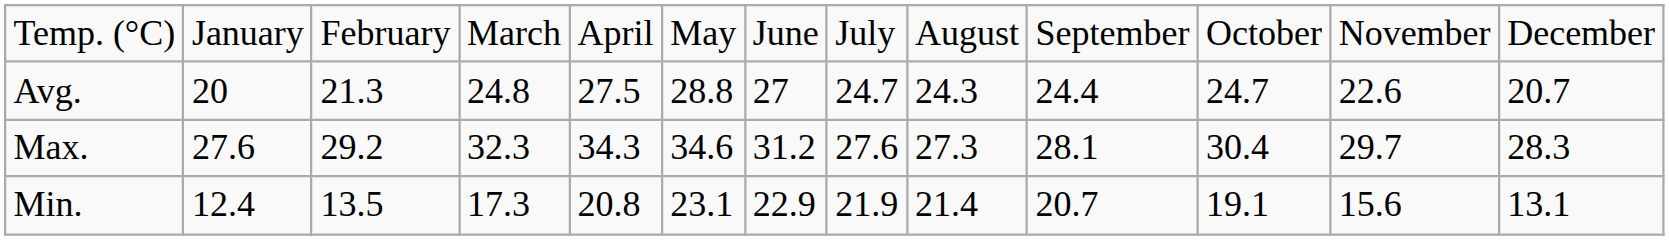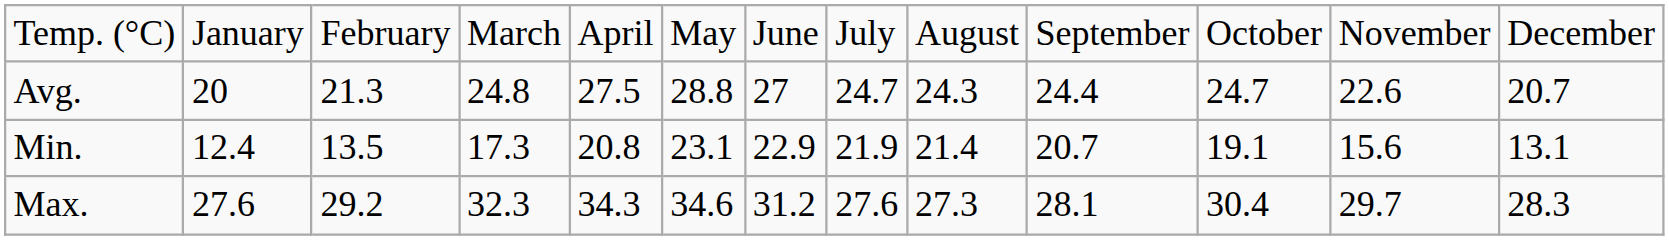rows swapped: (48, 204) <-> (51, 147)
